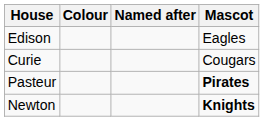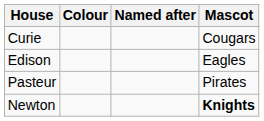rows swapped: (25, 60) <-> (29, 37)
(226, 82) bold -> (224, 82) normal
